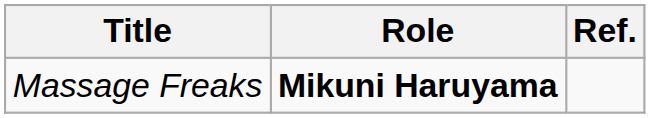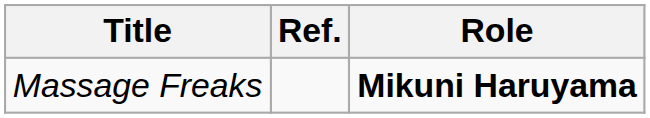columns swapped: (418, 31) <-> (605, 31)
